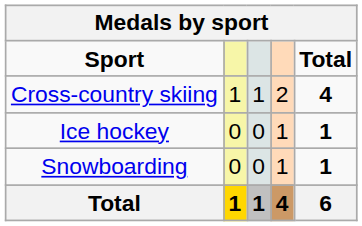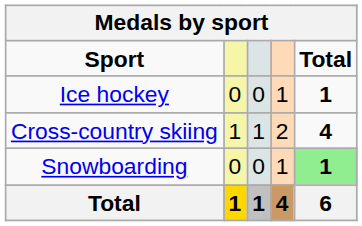rows swapped: (114, 95) <-> (114, 131)
(326, 167) no background -> (326, 167) lightgreen background
